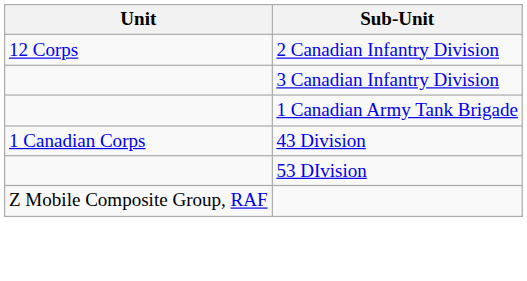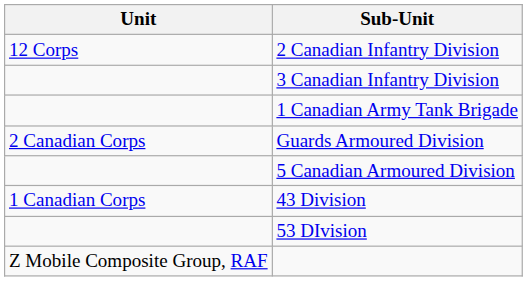+ row: (380, 140)
+ row: (396, 170)
